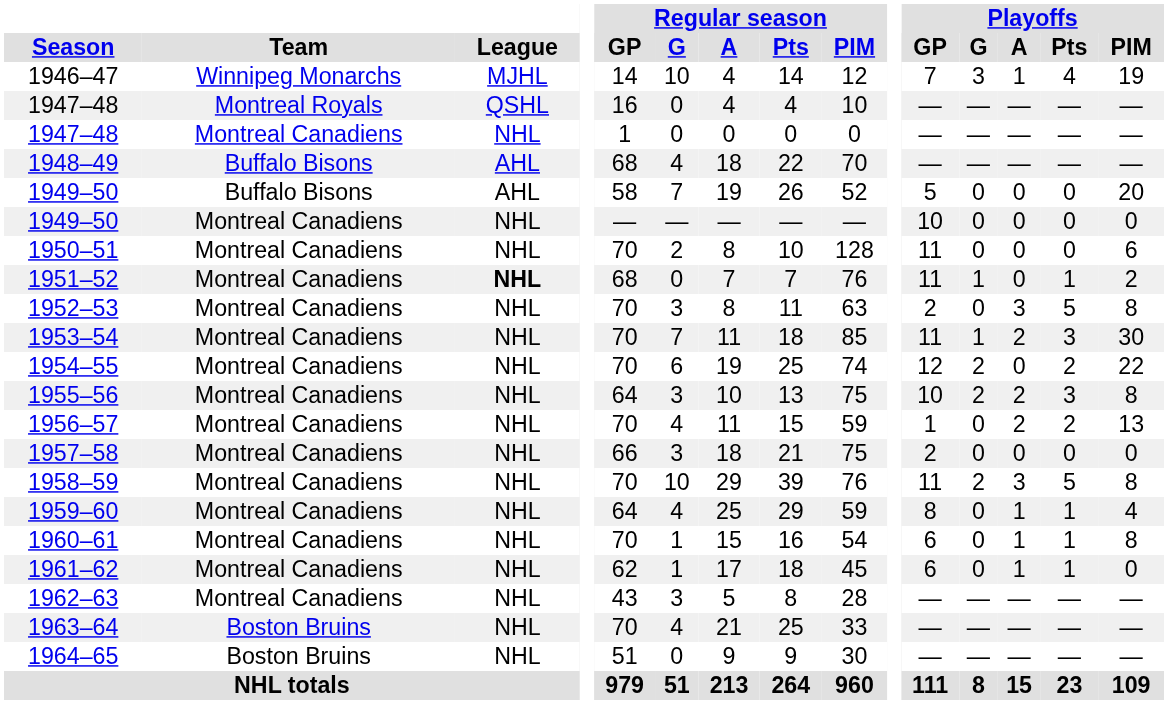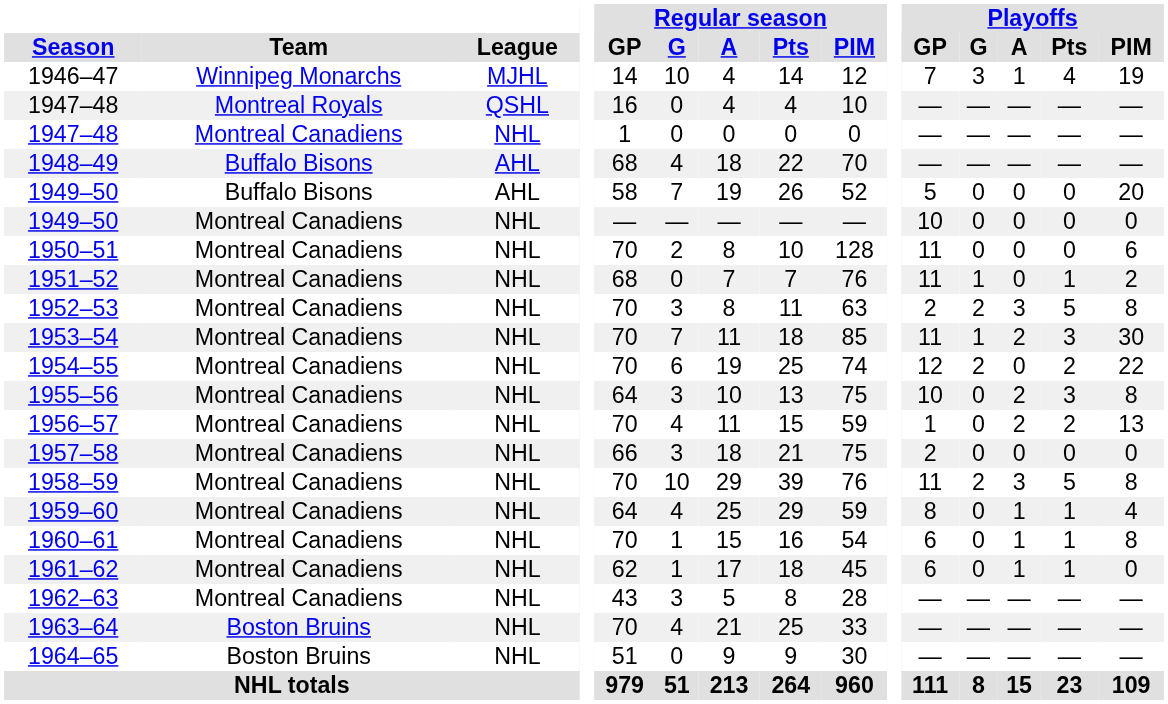(517, 279) bold -> (517, 279) normal
(978, 308) 0 -> (978, 308) 2
(978, 395) 2 -> (978, 395) 0
